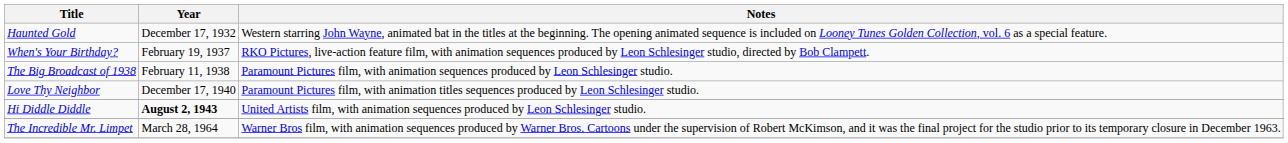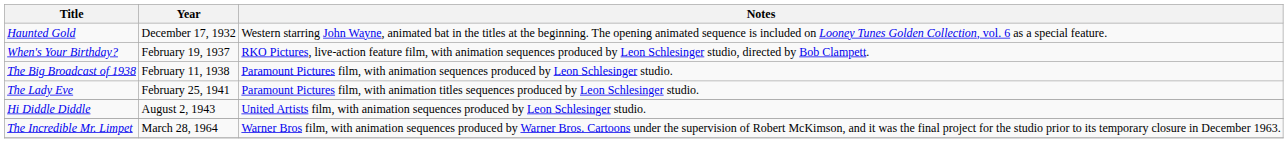- row: (53, 90)
+ row: (40, 90)
(179, 109) bold -> (178, 109) normal
